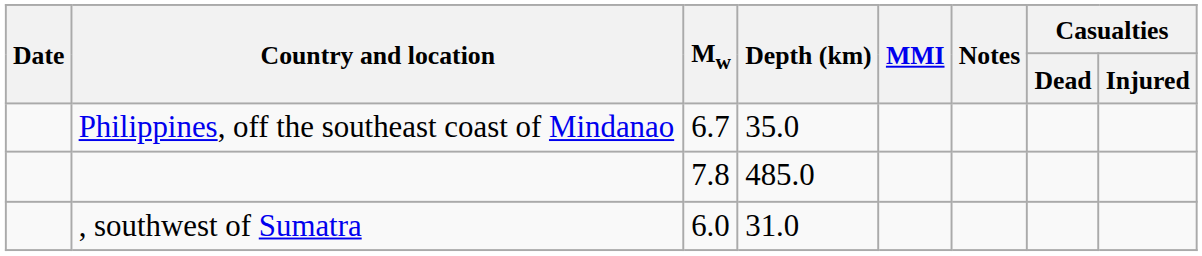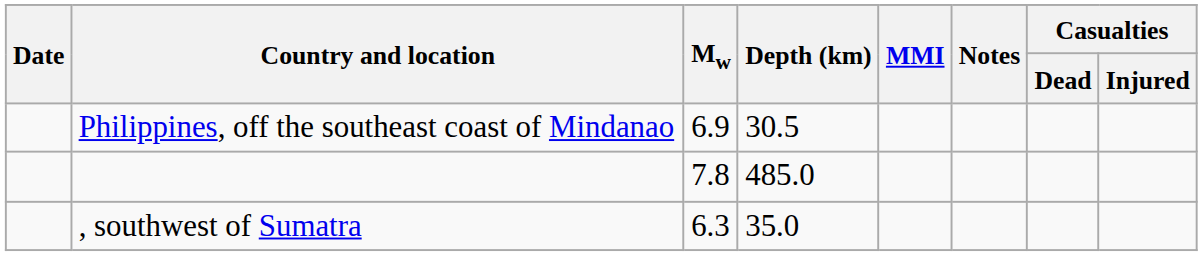(710, 126) 6.7 -> (710, 126) 6.9
(772, 126) 35.0 -> (772, 126) 30.5
(710, 224) 6.0 -> (710, 224) 6.3
(772, 224) 31.0 -> (772, 224) 35.0
